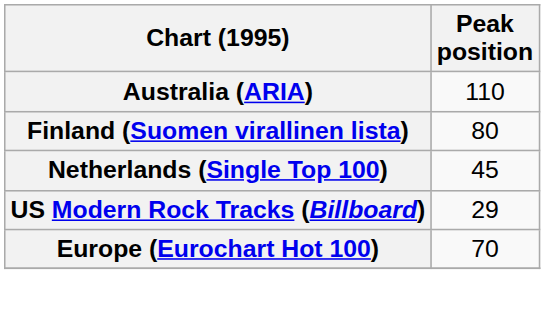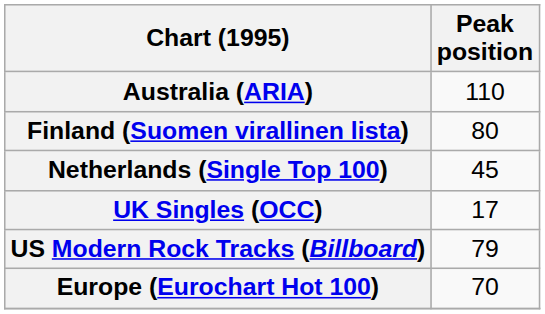+ row: (218, 209)
(485, 209) 29 -> (485, 248) 79
